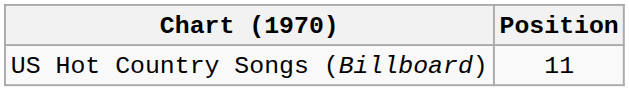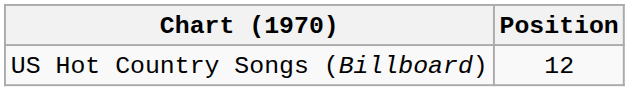(559, 66) 11 -> (559, 66) 12
